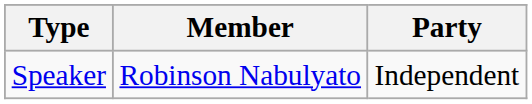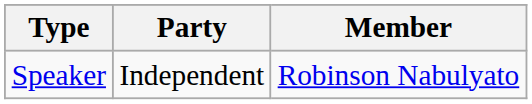columns swapped: (240, 27) <-> (447, 27)
